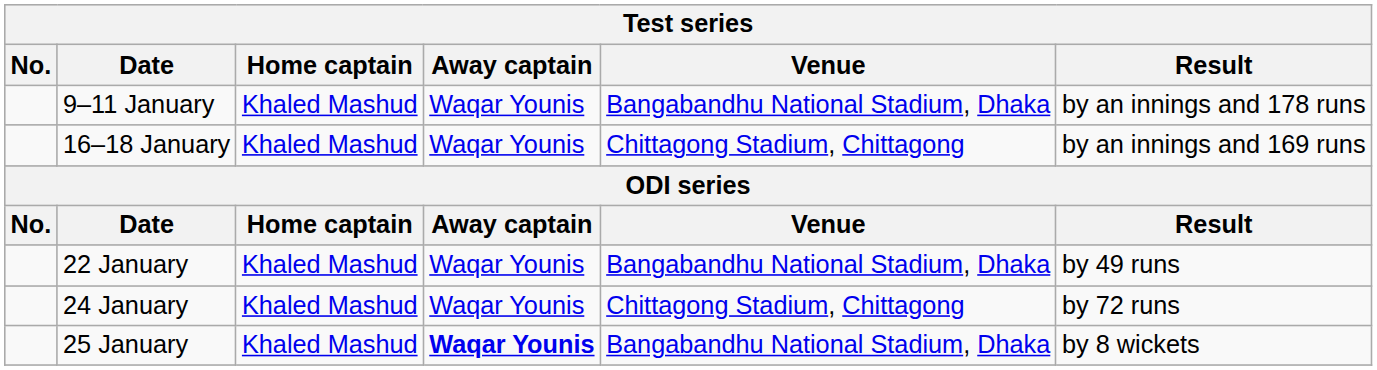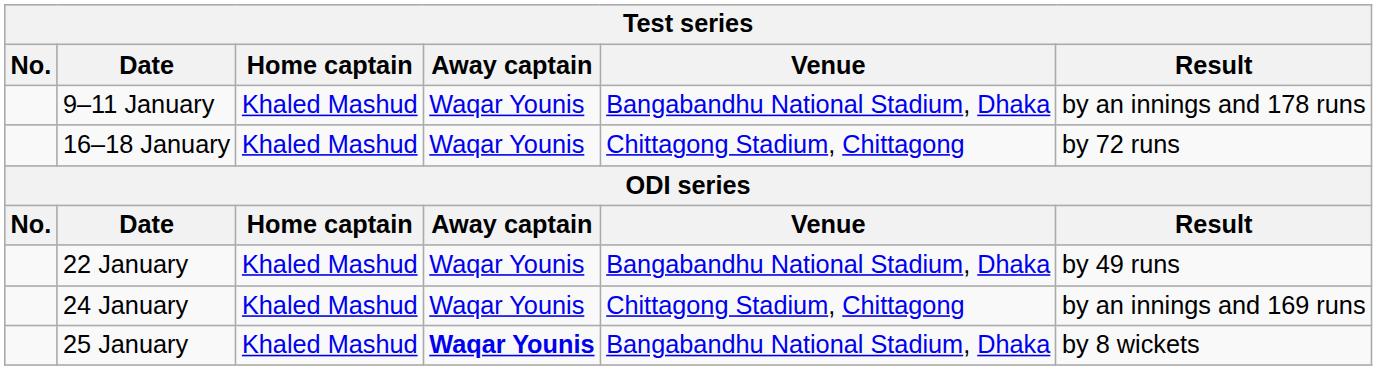(1214, 144) by an innings and 169 runs -> (1121, 144) by 72 runs
(1121, 305) by 72 runs -> (1214, 305) by an innings and 169 runs
